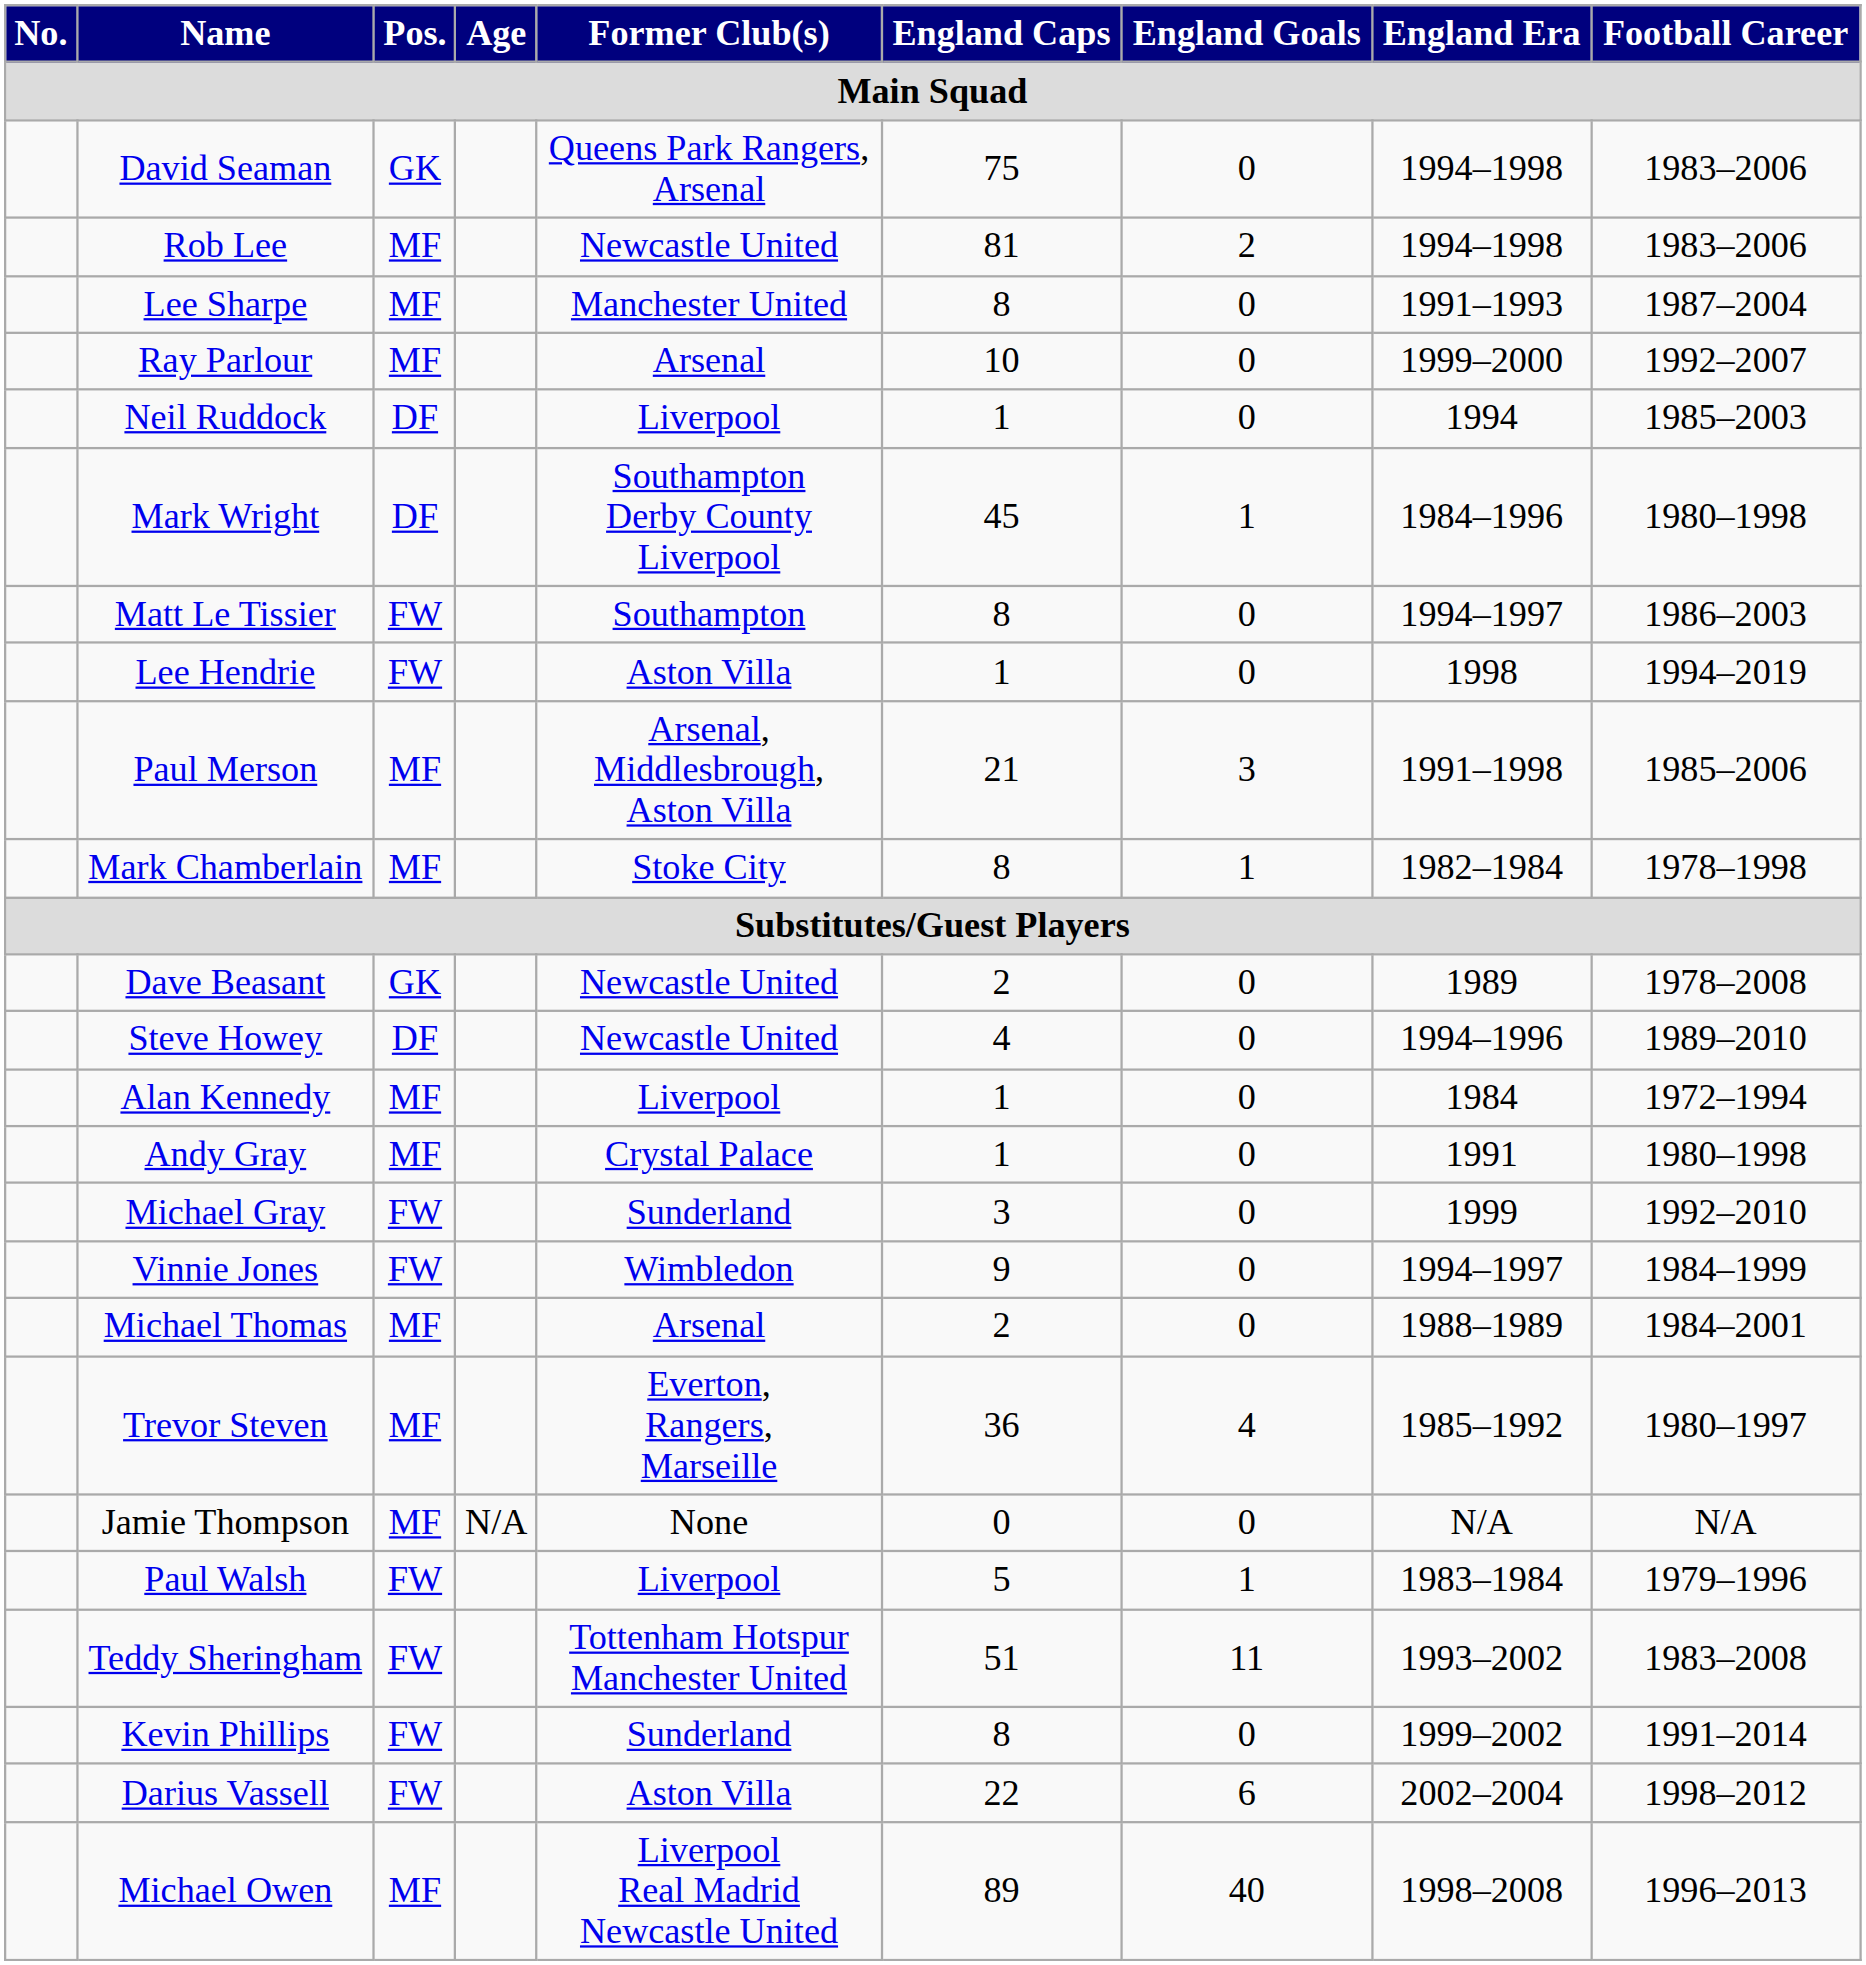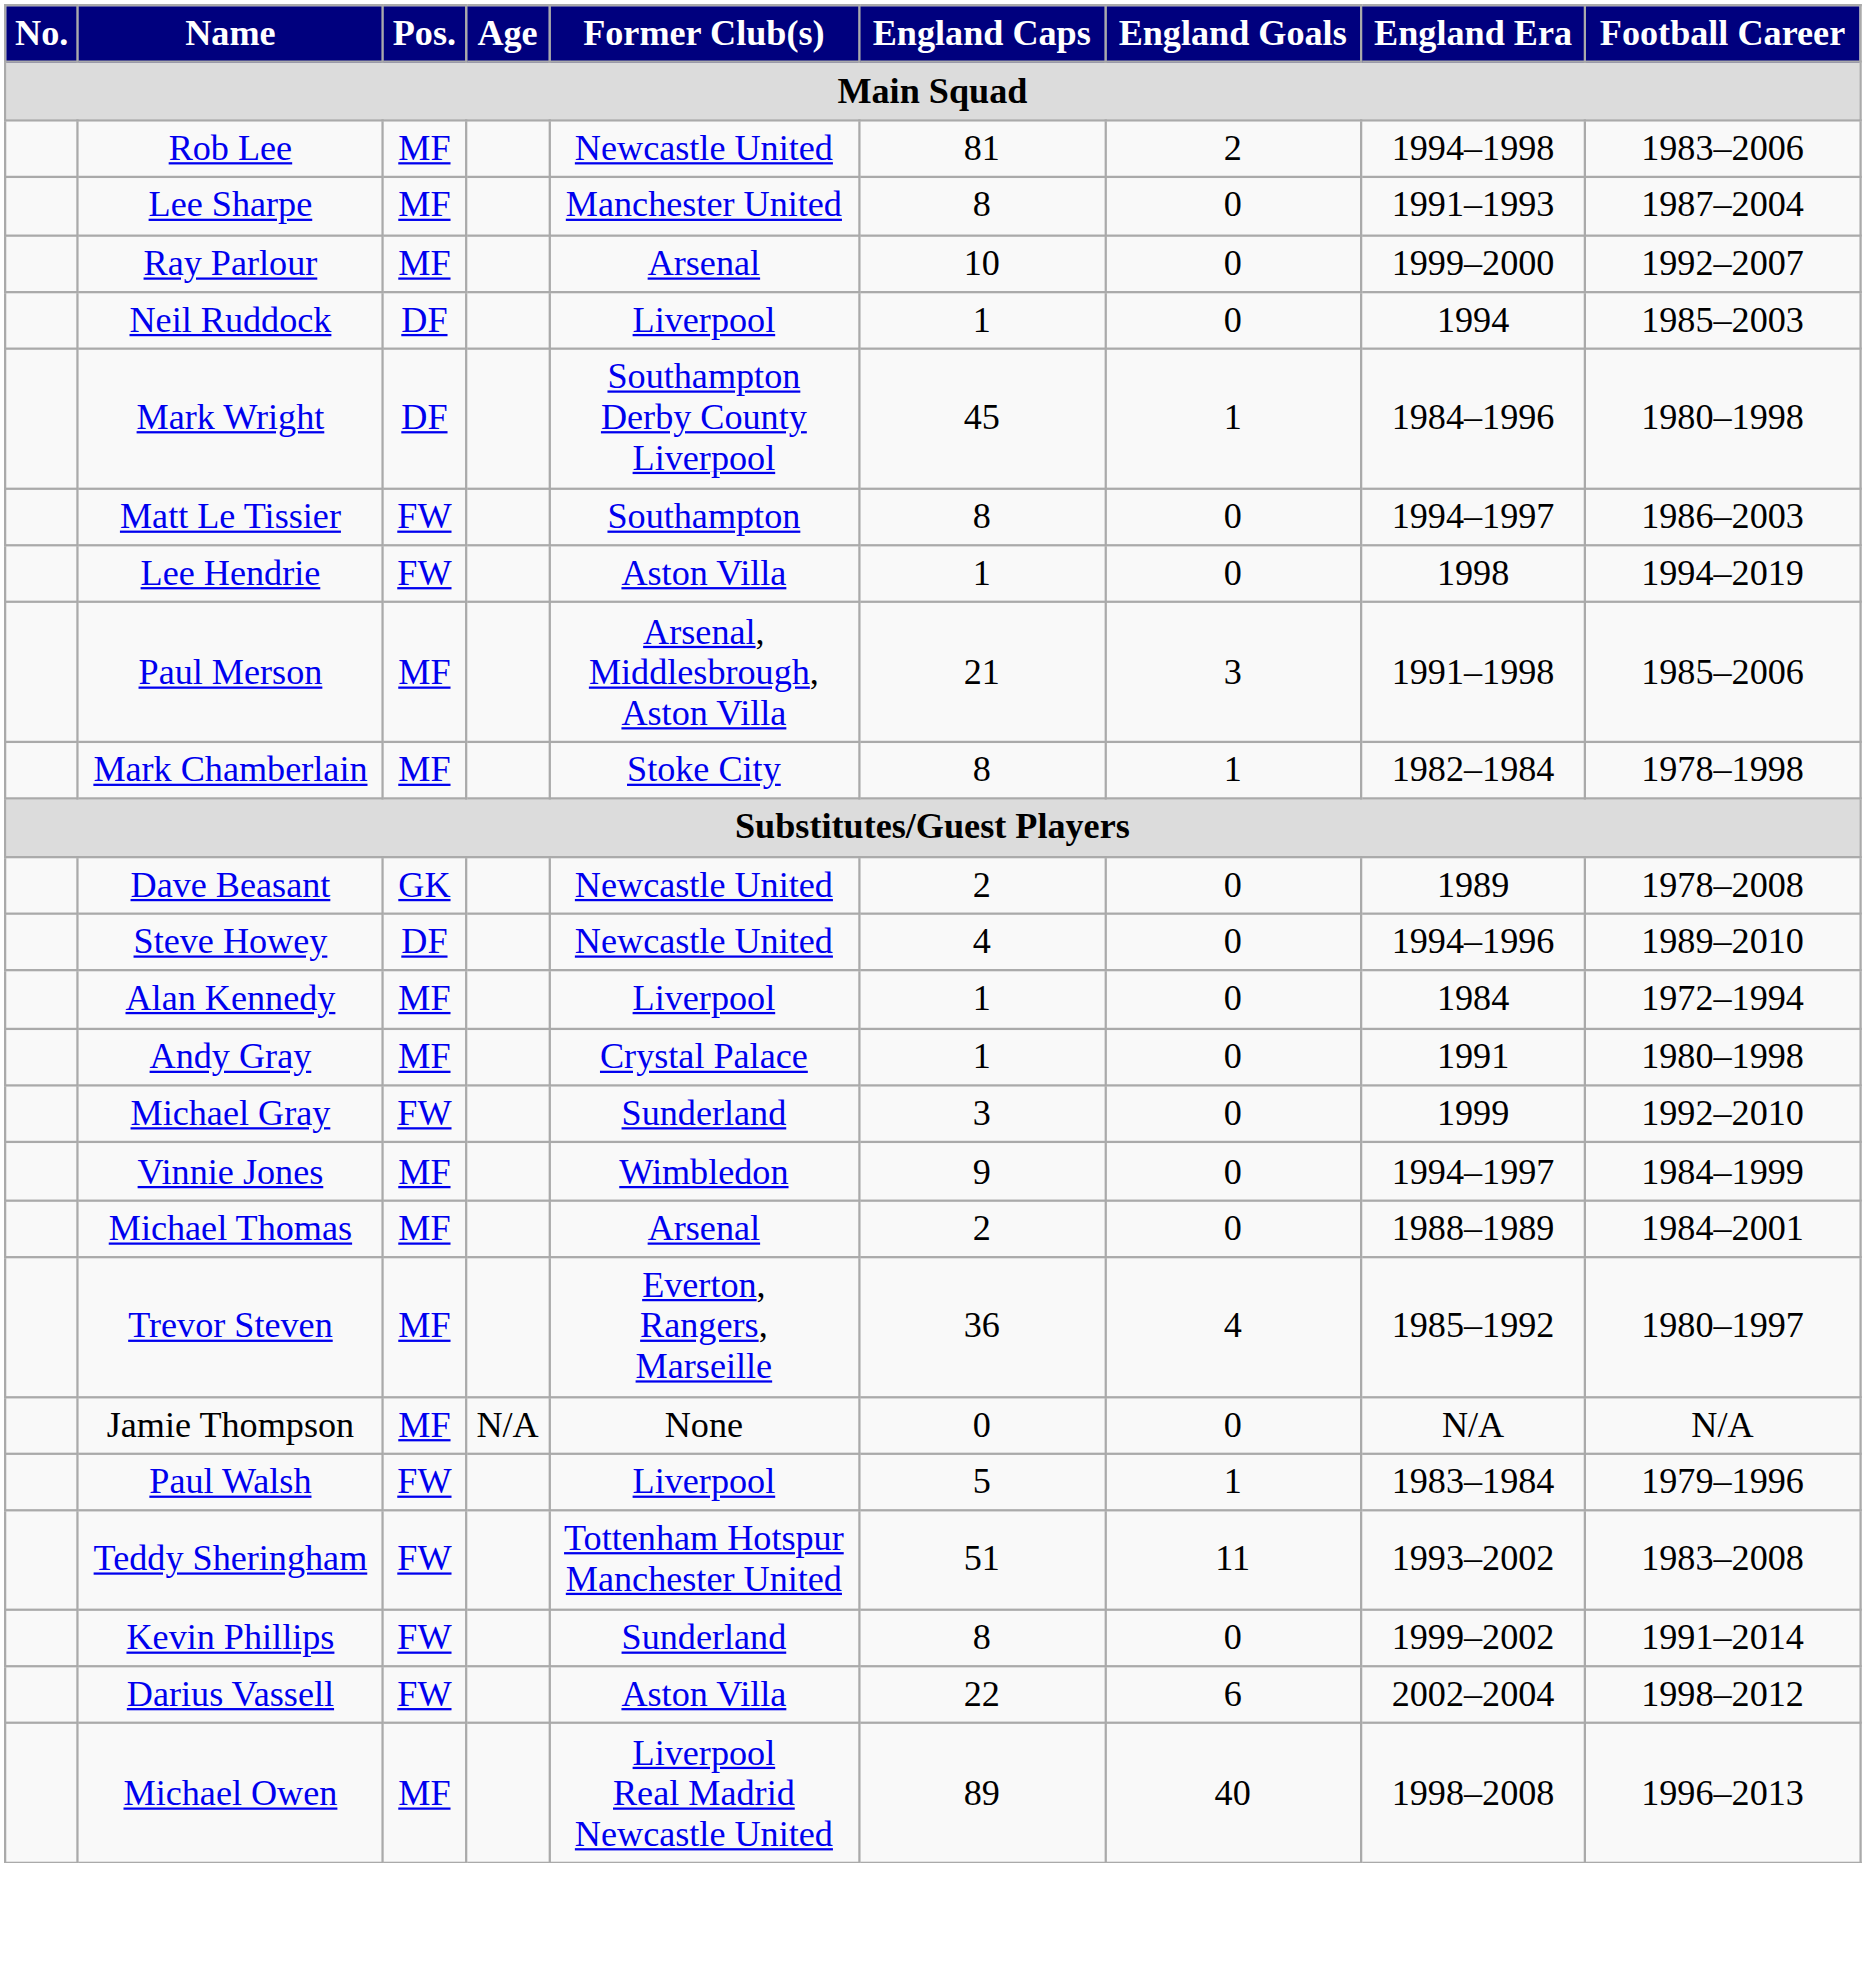- row: (225, 168)
(415, 1268) FW -> (424, 1170) MF
